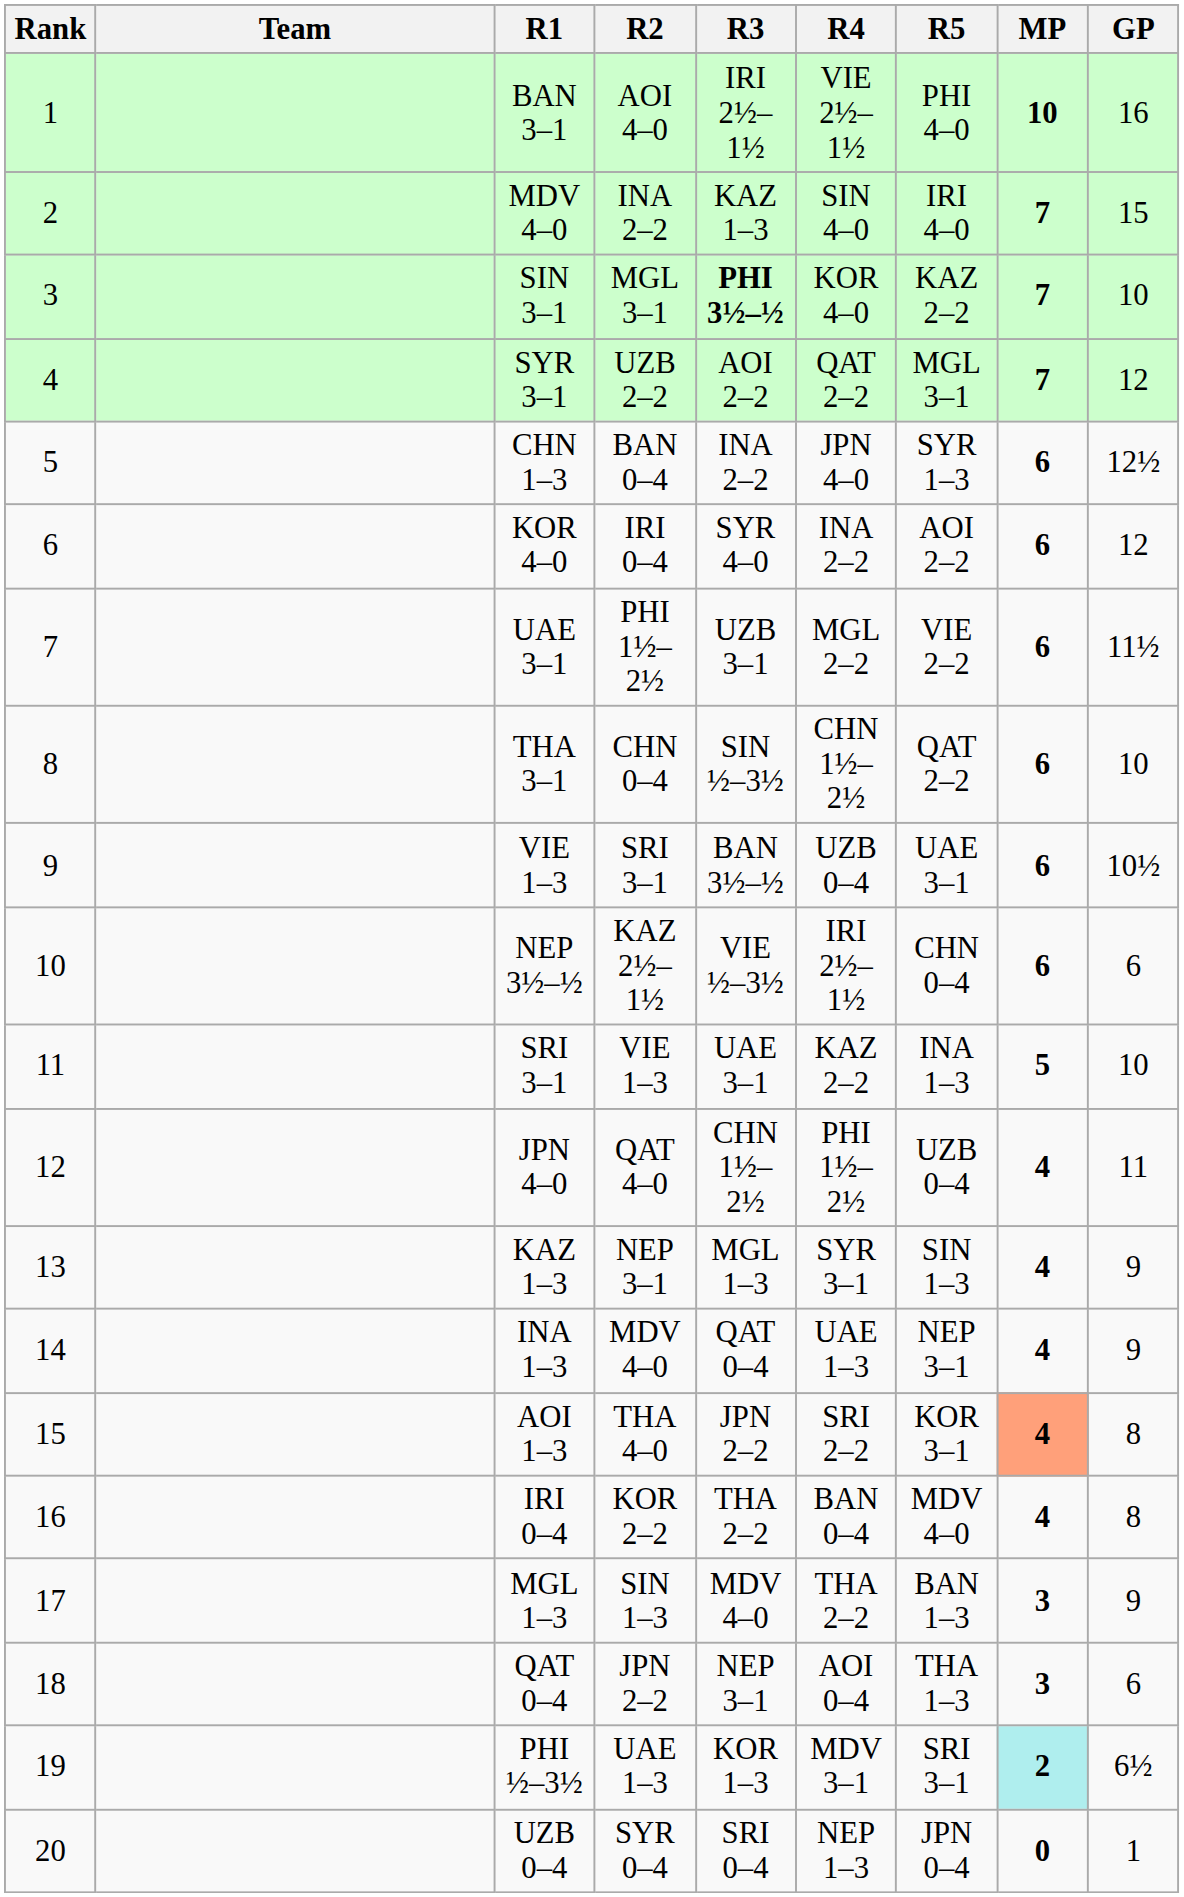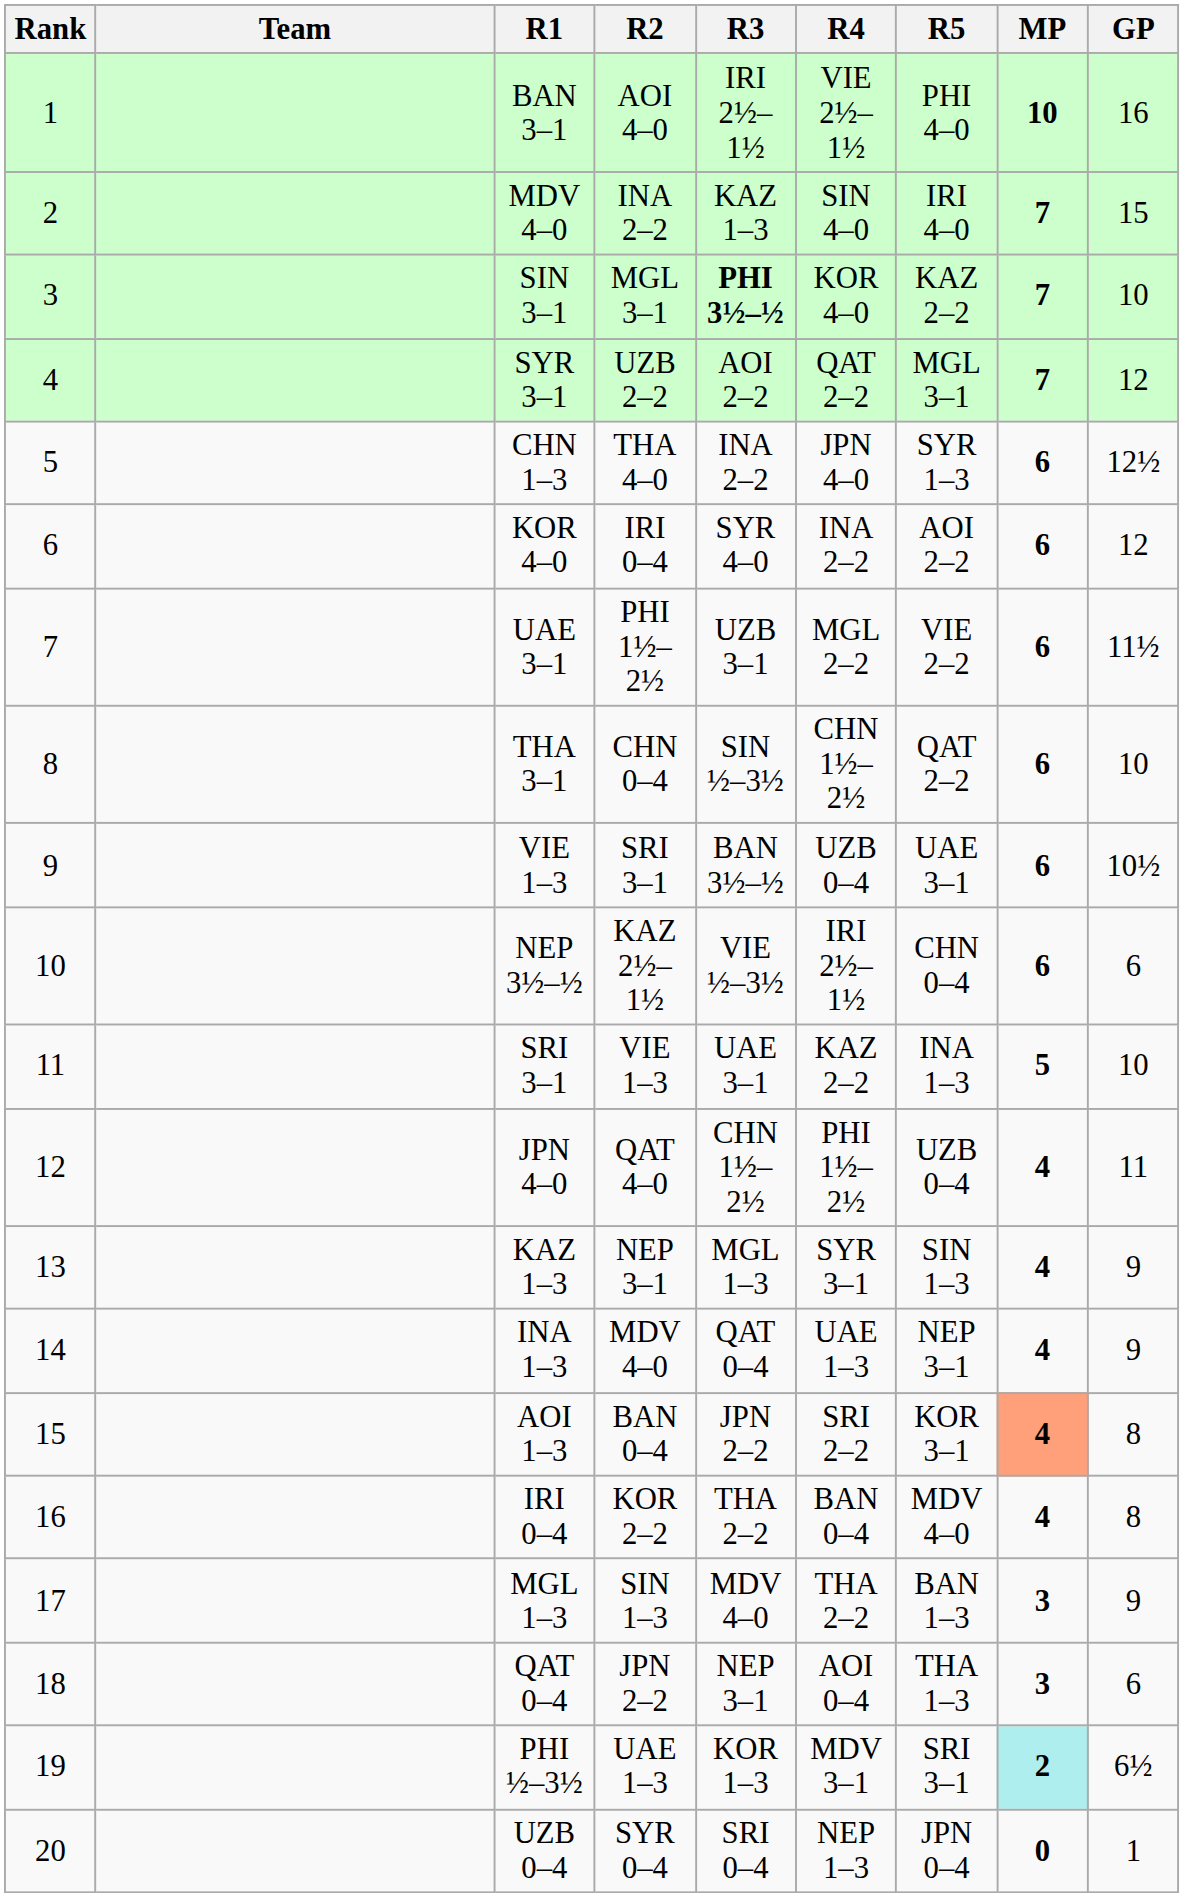(645, 462) BAN 0–4 -> (645, 462) THA 4–0
(645, 1433) THA 4–0 -> (645, 1433) BAN 0–4
